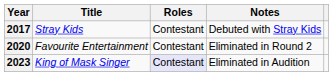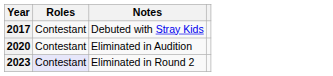- column: (91, 12)
(260, 46) Eliminated in Round 2 -> (142, 46) Eliminated in Audition
(259, 63) Eliminated in Audition -> (143, 63) Eliminated in Round 2
